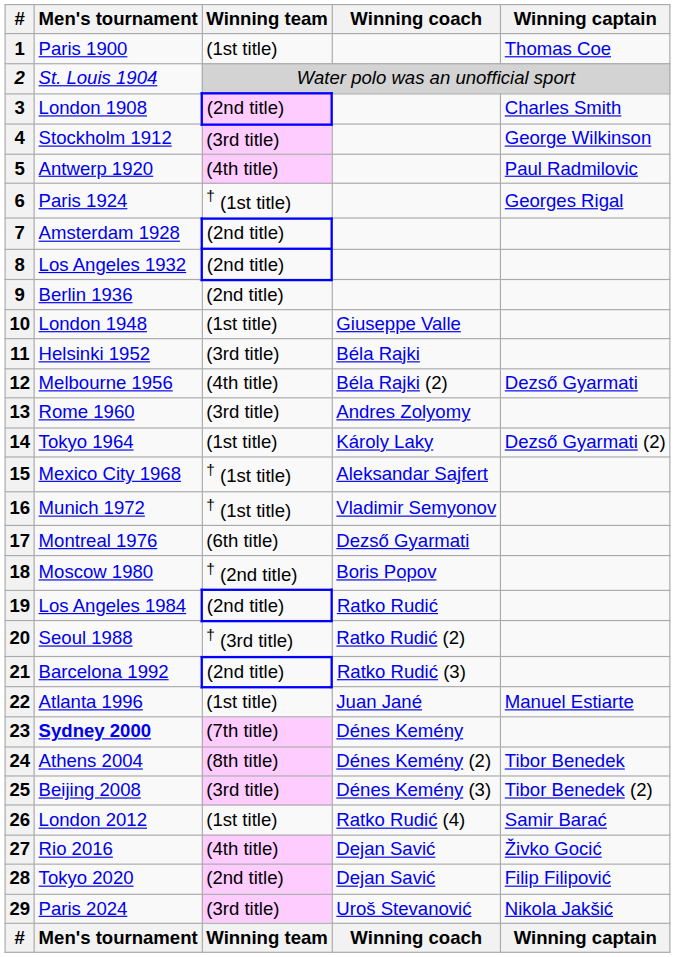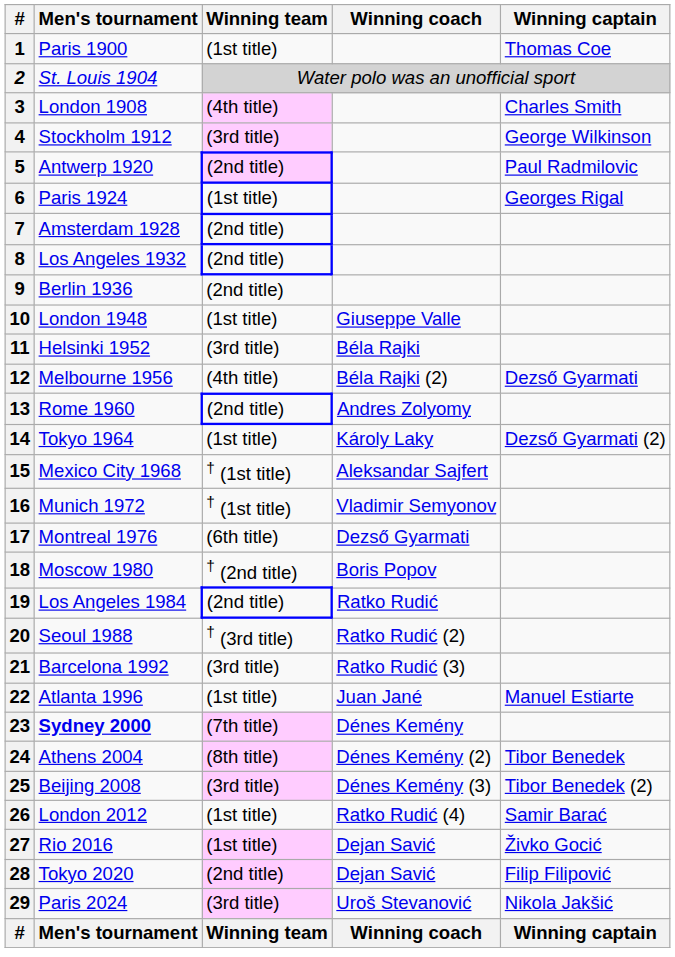(246, 108) (2nd title) -> (242, 107) (4th title)
(242, 168) (4th title) -> (246, 167) (2nd title)
(249, 200) † (1st title) -> (242, 198) (1st title)
(243, 412) (3rd title) -> (246, 408) (2nd title)
(246, 671) (2nd title) -> (243, 667) (3rd title)
(242, 849) (4th title) -> (242, 844) (1st title)
